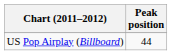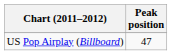(146, 41) 44 -> (146, 41) 47
